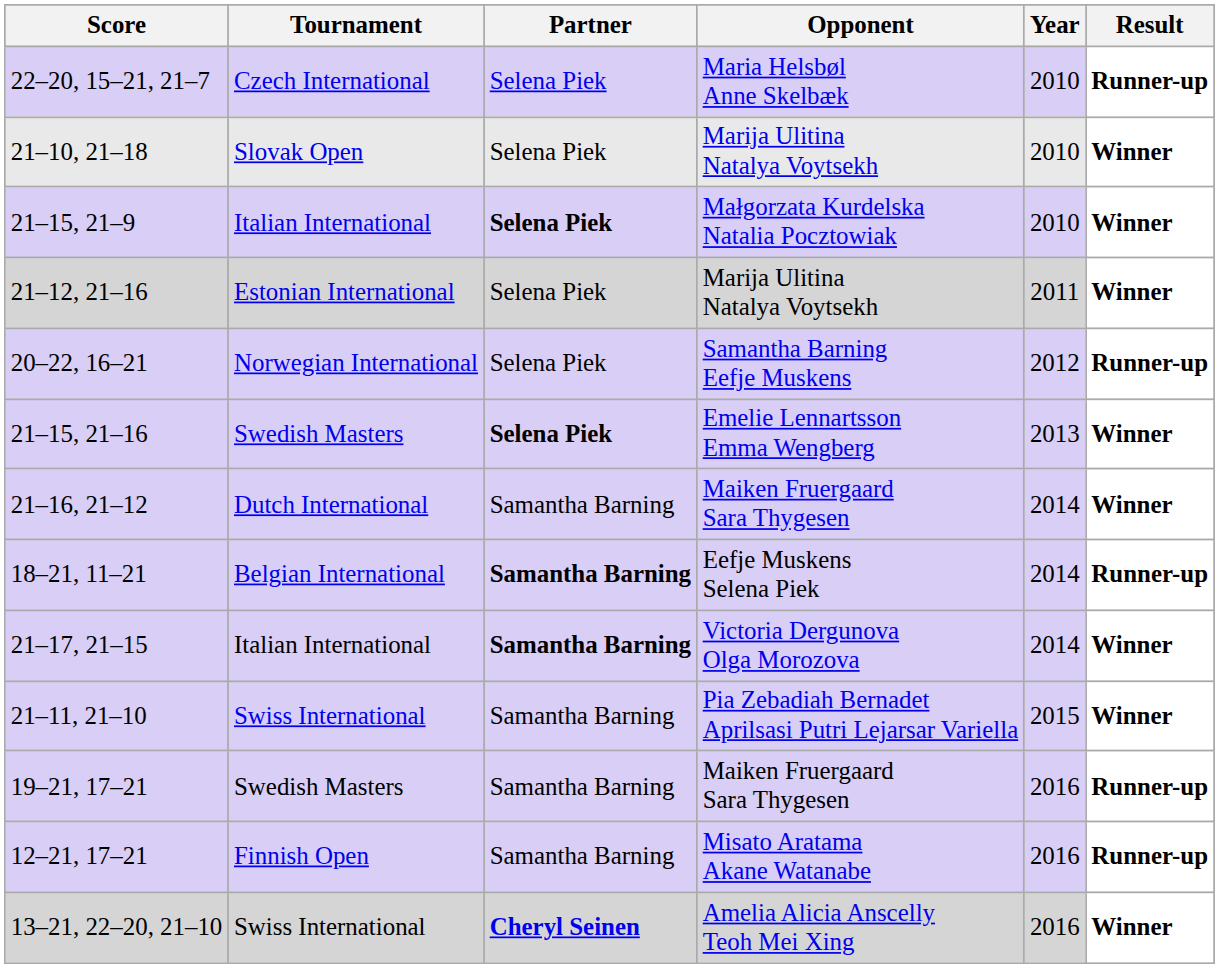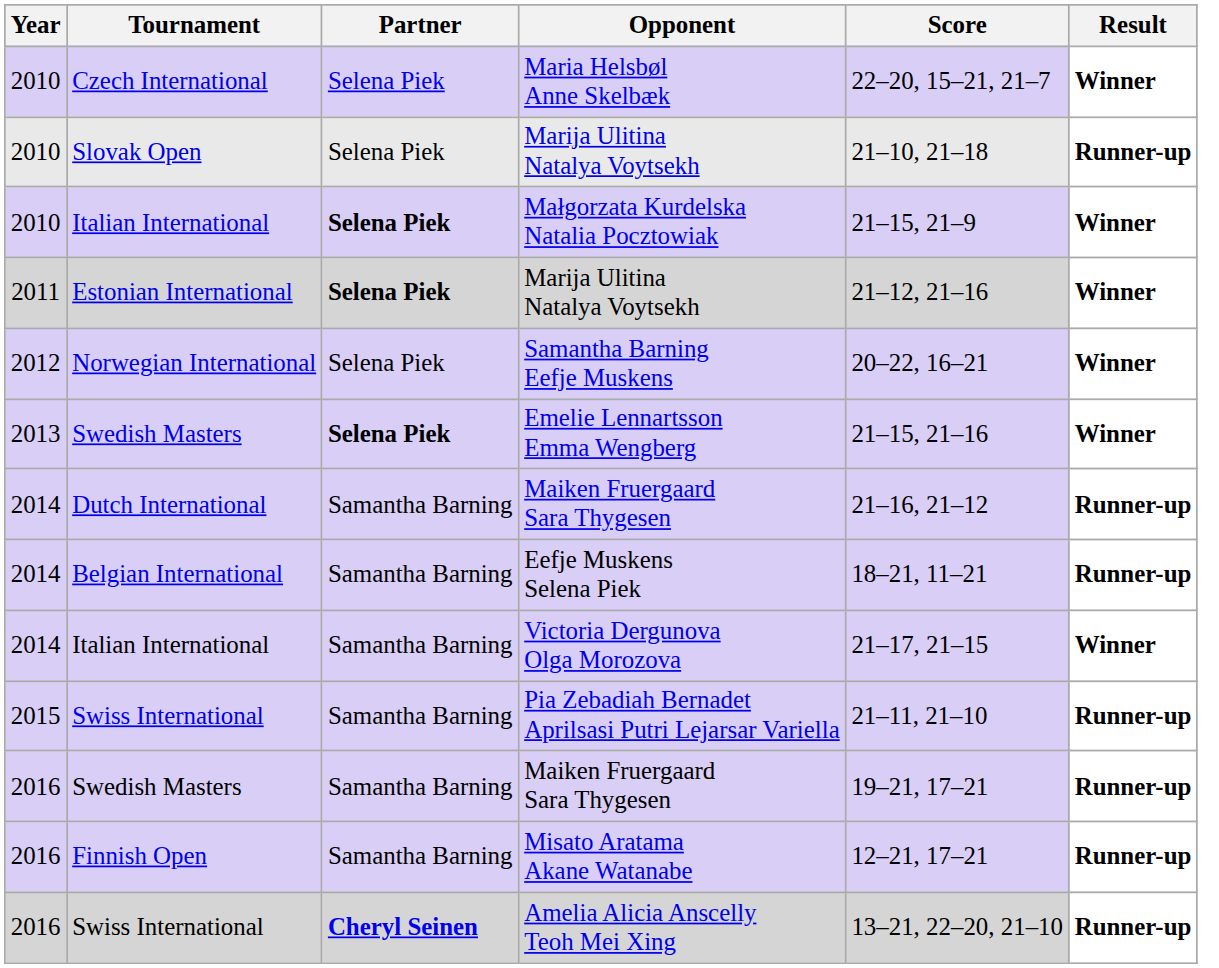columns swapped: (1055, 25) <-> (117, 25)
(1150, 81) Runner-up -> (1115, 81) Winner
(1132, 151) Winner -> (1133, 151) Runner-up
(548, 292) normal -> (389, 292) bold
(1150, 363) Runner-up -> (1115, 363) Winner
(1132, 504) Winner -> (1133, 504) Runner-up
(590, 574) bold -> (420, 574) normal
(590, 645) bold -> (420, 645) normal
(1132, 715) Winner -> (1133, 715) Runner-up
(1132, 927) Winner -> (1133, 927) Runner-up
